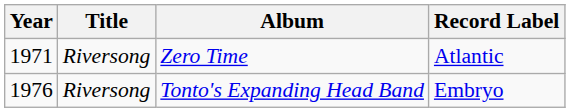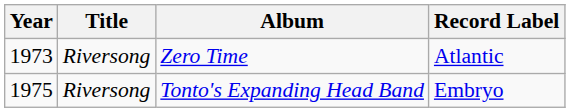(31, 55) 1971 -> (31, 55) 1973
(31, 90) 1976 -> (31, 90) 1975
